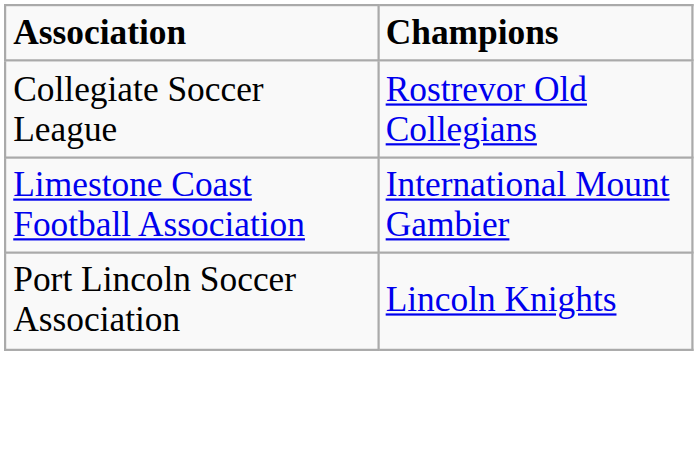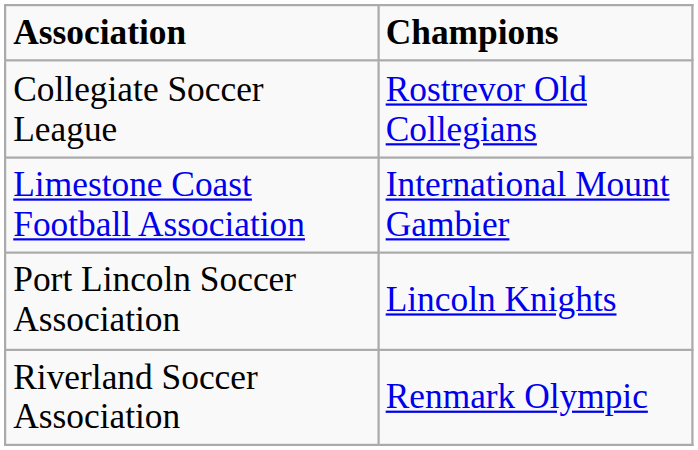+ row: (135, 396)
